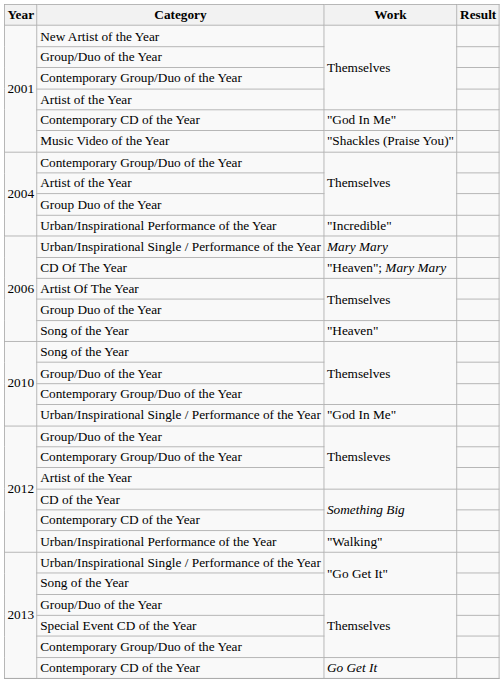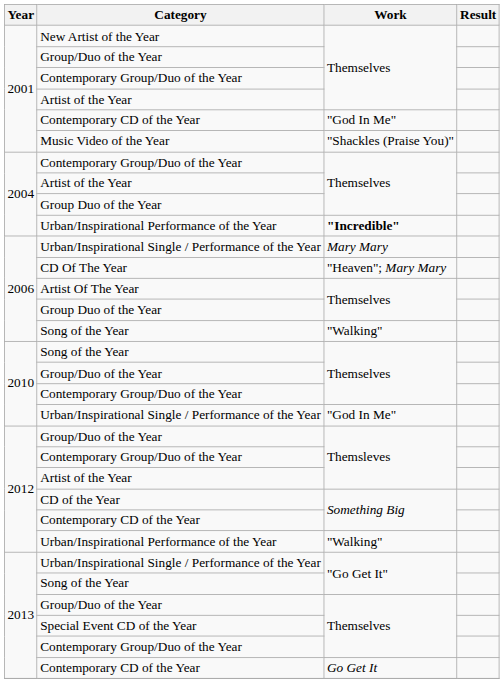(359, 225) normal -> (363, 225) bold
(353, 330) "Heaven" -> (355, 330) "Walking"
